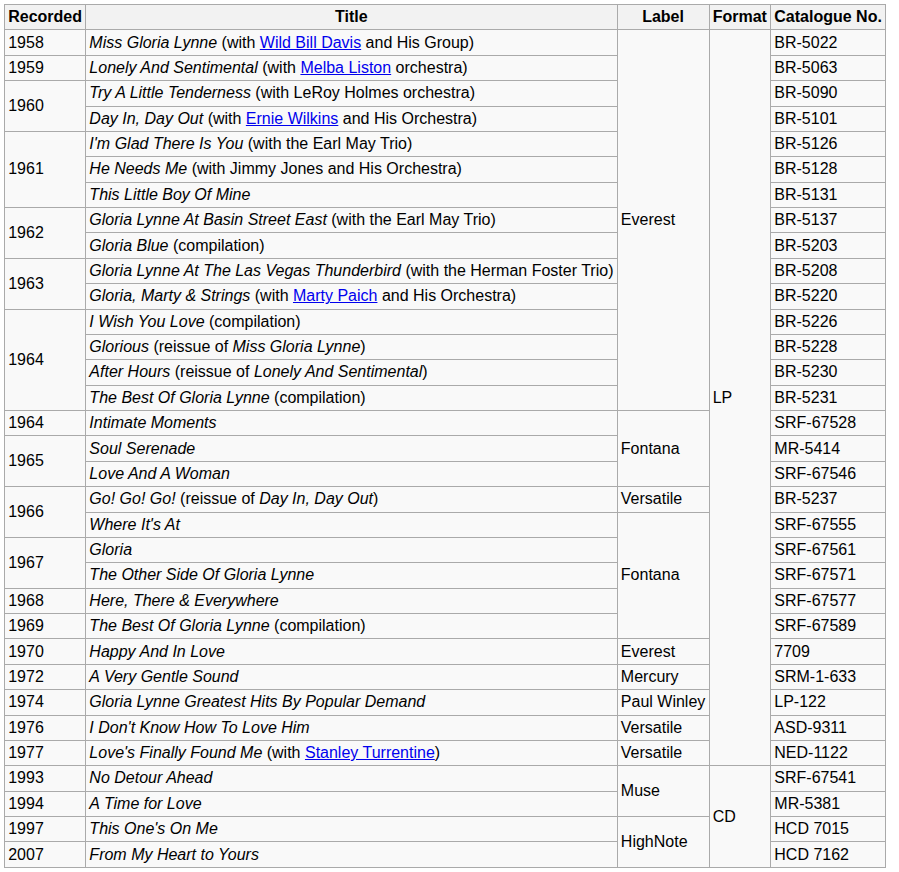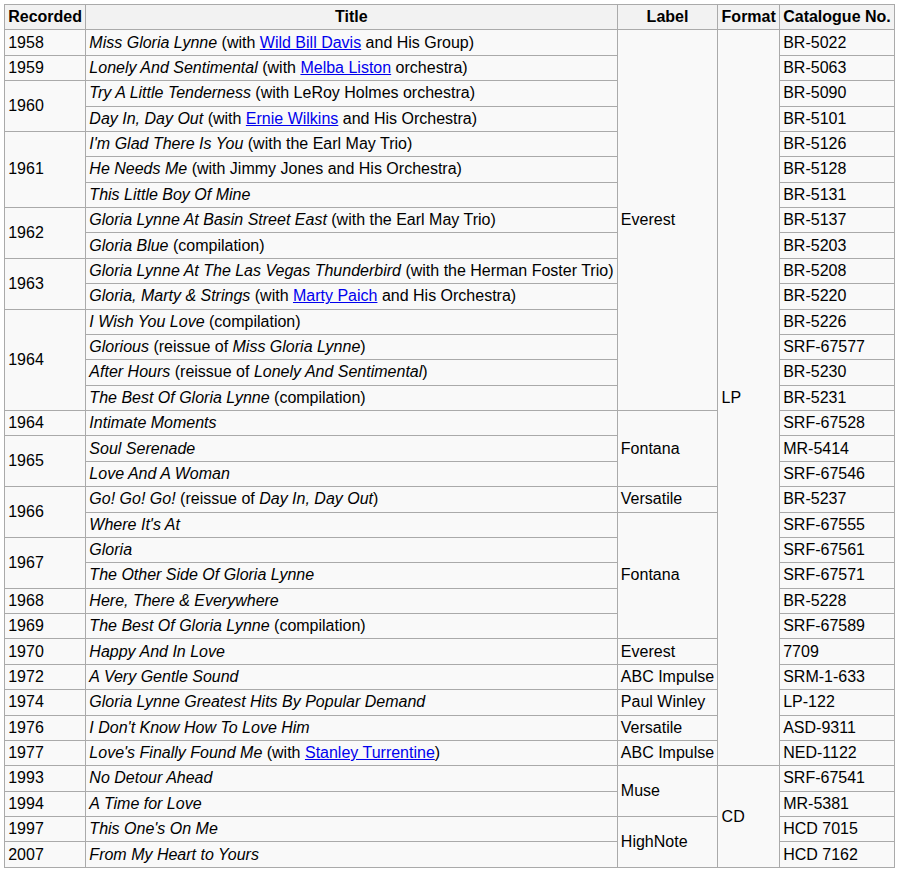(806, 347) BR-5228 -> (824, 347) SRF-67577
(815, 600) SRF-67577 -> (815, 600) BR-5228
(650, 676) Mercury -> (668, 676) ABC Impulse
(652, 753) Versatile -> (668, 753) ABC Impulse
